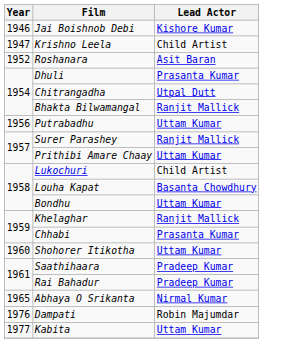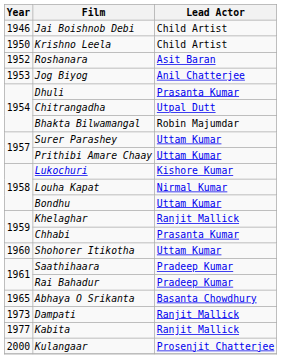(195, 28) Kishore Kumar -> (192, 28) Child Artist
(18, 44) 1947 -> (18, 44) 1950
+ row: (61, 76)
(198, 108) Ranjit Mallick -> (198, 124) Robin Majumdar
- row: (64, 124)
(198, 139) Ranjit Mallick -> (189, 139) Uttam Kumar
(192, 171) Child Artist -> (195, 171) Kishore Kumar
(207, 187) Basanta Chowdhury -> (192, 187) Nirmal Kumar
(192, 298) Nirmal Kumar -> (207, 298) Basanta Chowdhury
(18, 314) 1976 -> (18, 314) 1973
(198, 314) Robin Majumdar -> (198, 314) Ranjit Mallick
(189, 330) Uttam Kumar -> (198, 330) Ranjit Mallick
+ row: (61, 346)
